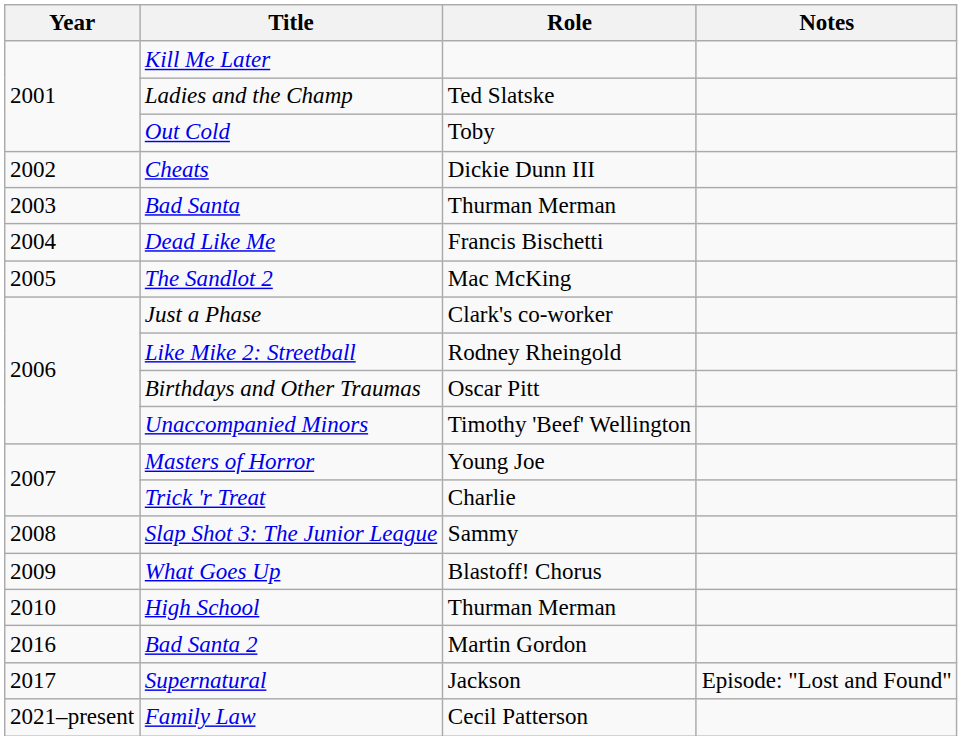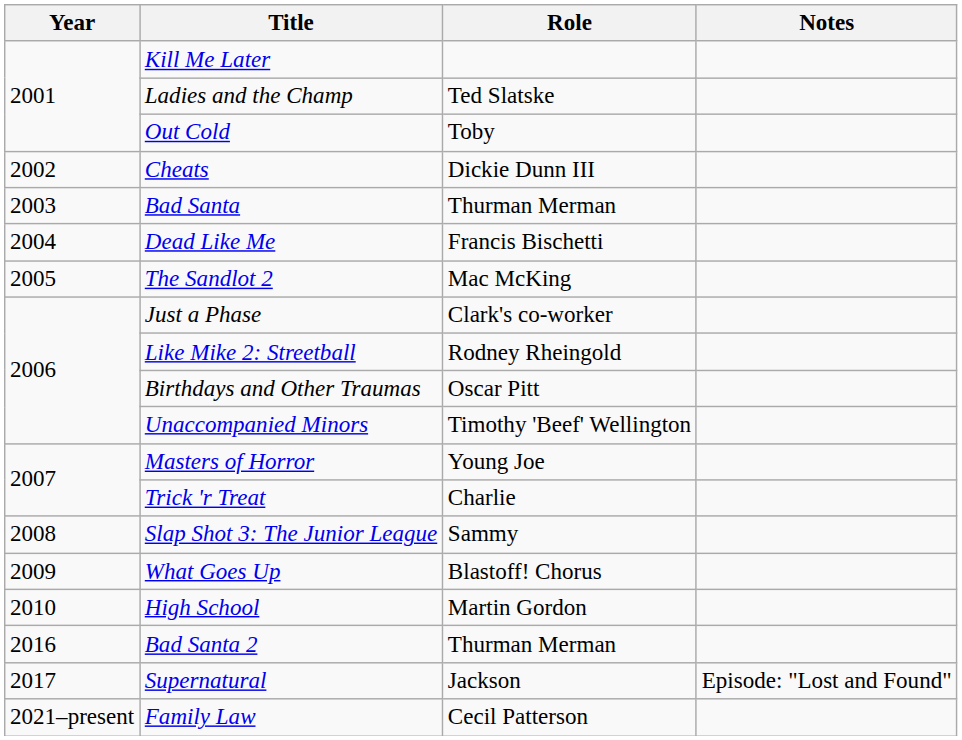(532, 607) Thurman Merman -> (517, 607) Martin Gordon
(517, 643) Martin Gordon -> (532, 643) Thurman Merman
